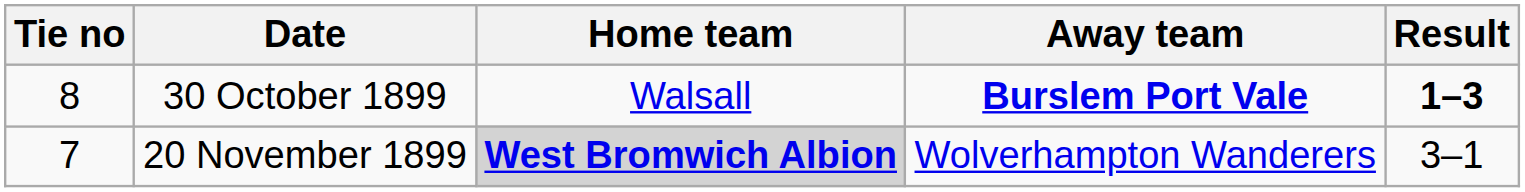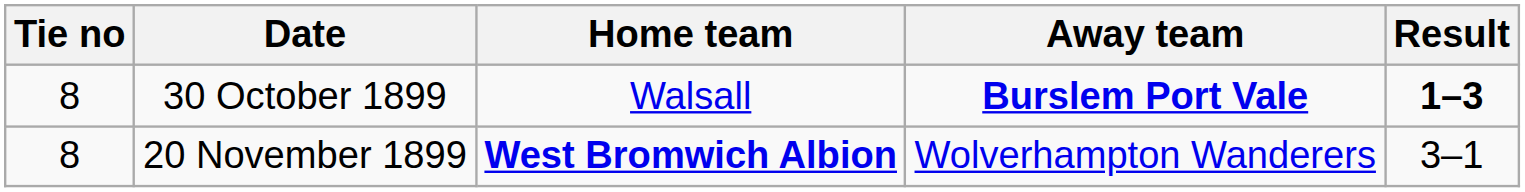(70, 155) 7 -> (70, 155) 8
(691, 155) lightgrey background -> (691, 155) no background
